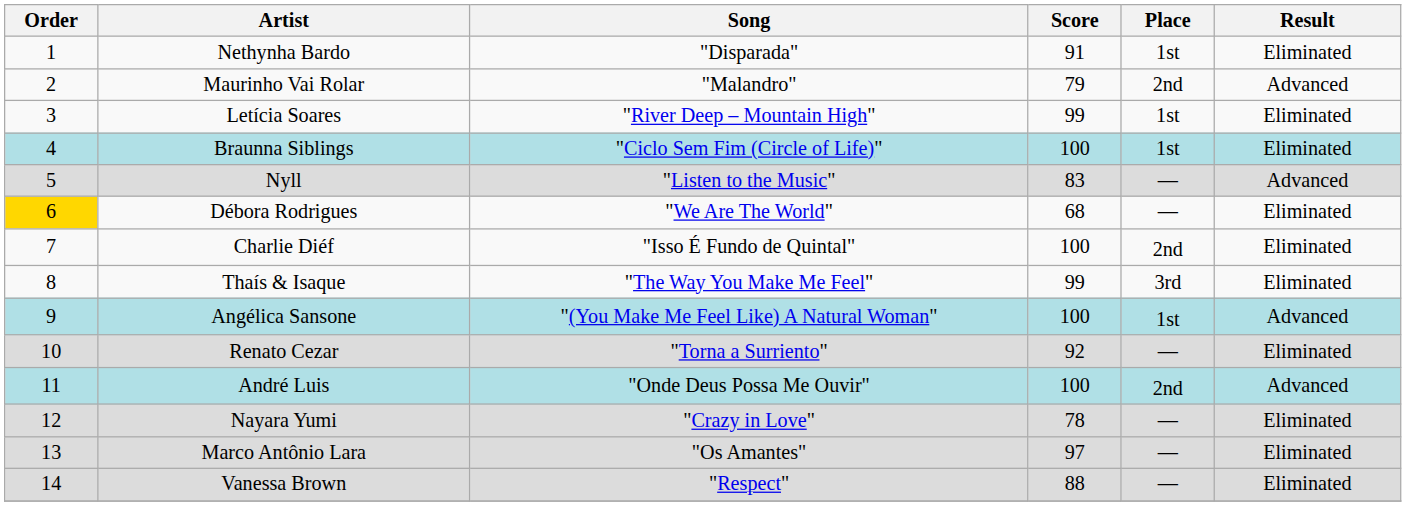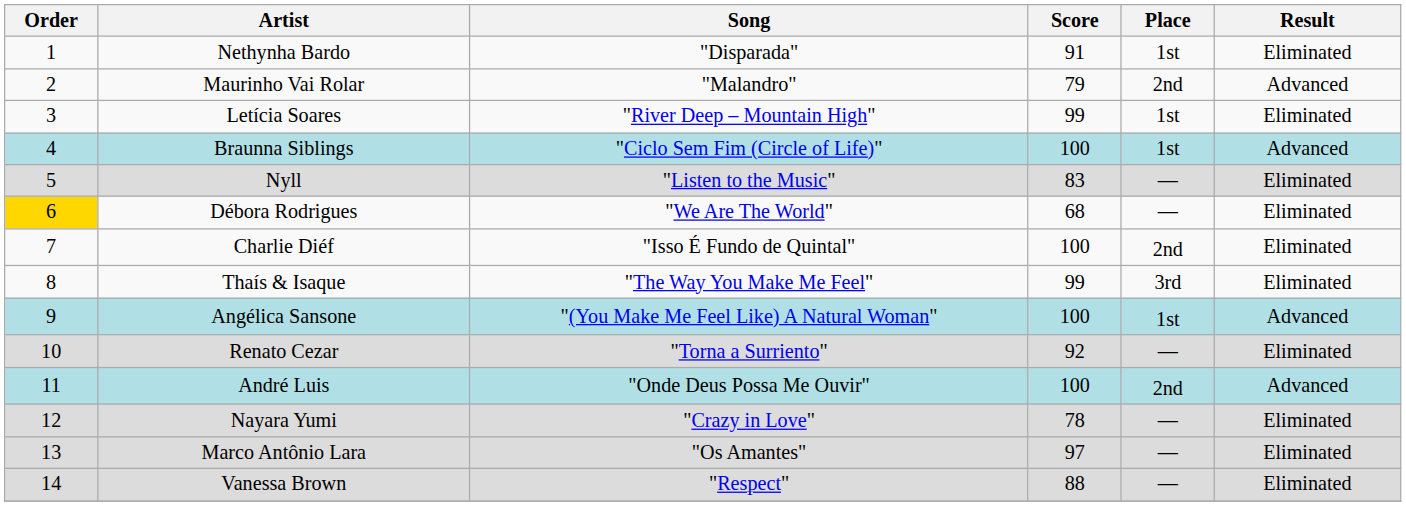(1307, 148) Eliminated -> (1307, 148) Advanced
(1307, 180) Advanced -> (1307, 180) Eliminated
